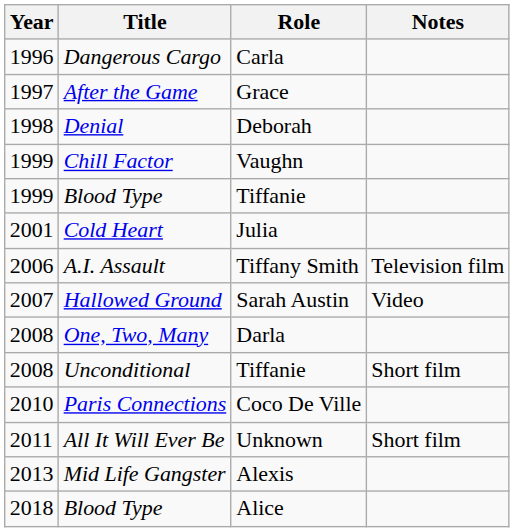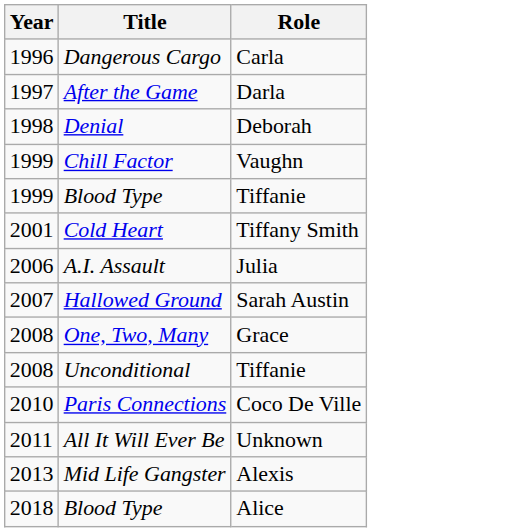- column: (438, 21)
(263, 91) Grace -> (261, 91) Darla
(257, 230) Julia -> (298, 230) Tiffany Smith
(298, 265) Tiffany Smith -> (257, 265) Julia
(261, 334) Darla -> (263, 334) Grace
